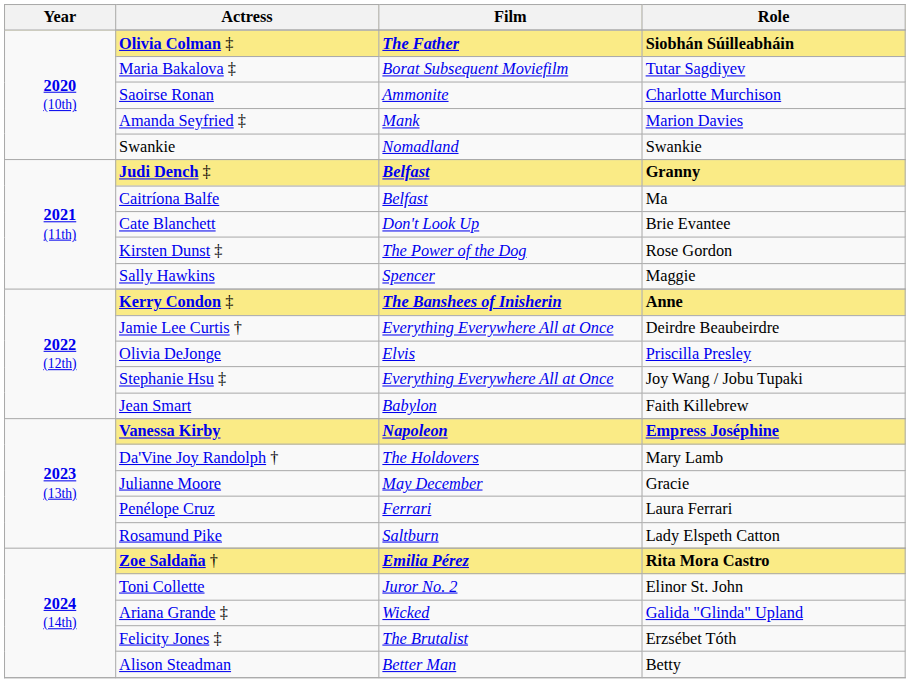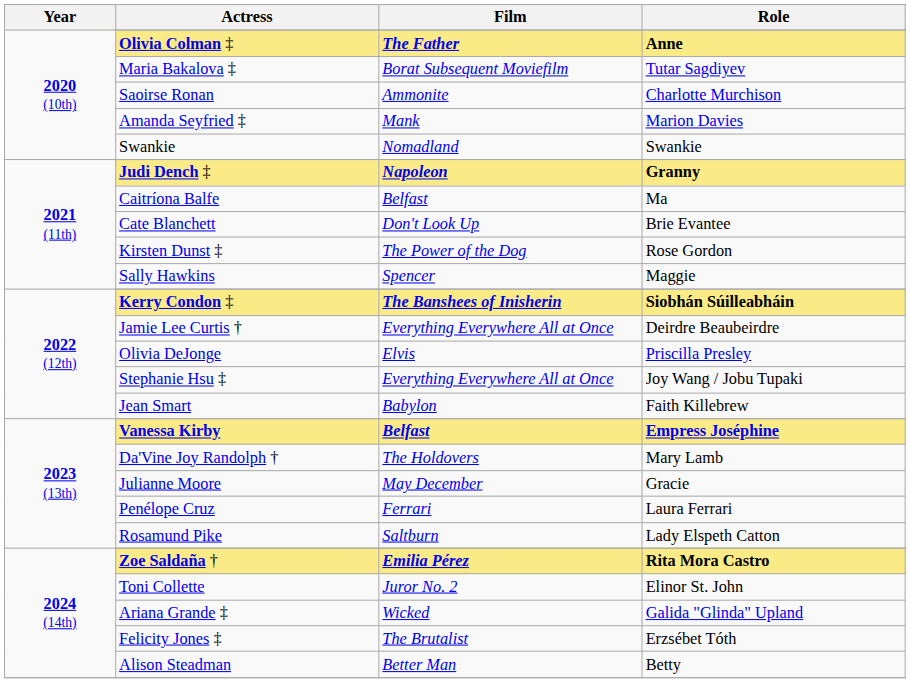(720, 43) Siobhán Súilleabháin -> (664, 43) Anne
(406, 172) Belfast -> (415, 172) Napoleon
(664, 302) Anne -> (720, 302) Siobhán Súilleabháin
(415, 431) Napoleon -> (406, 431) Belfast
